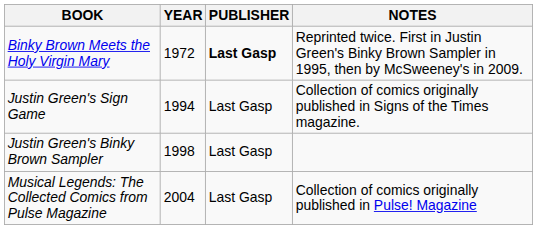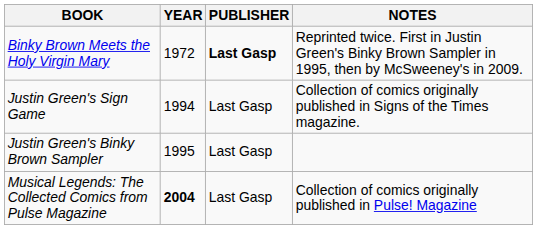(179, 152) 1998 -> (179, 152) 1995
(179, 197) normal -> (179, 197) bold
